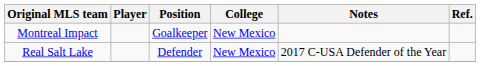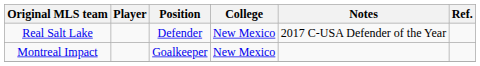rows swapped: (57, 33) <-> (57, 52)
